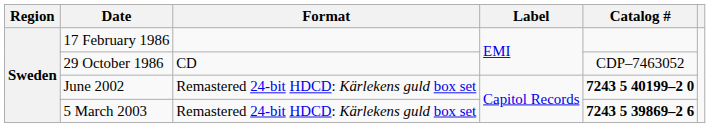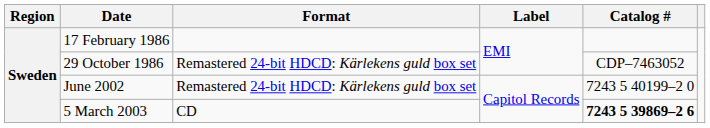(187, 63) CD -> (326, 63) Remastered 24-bit HDCD: Kärlekens guld box set
(640, 87) bold -> (640, 87) normal
(326, 110) Remastered 24-bit HDCD: Kärlekens guld box set -> (187, 110) CD
